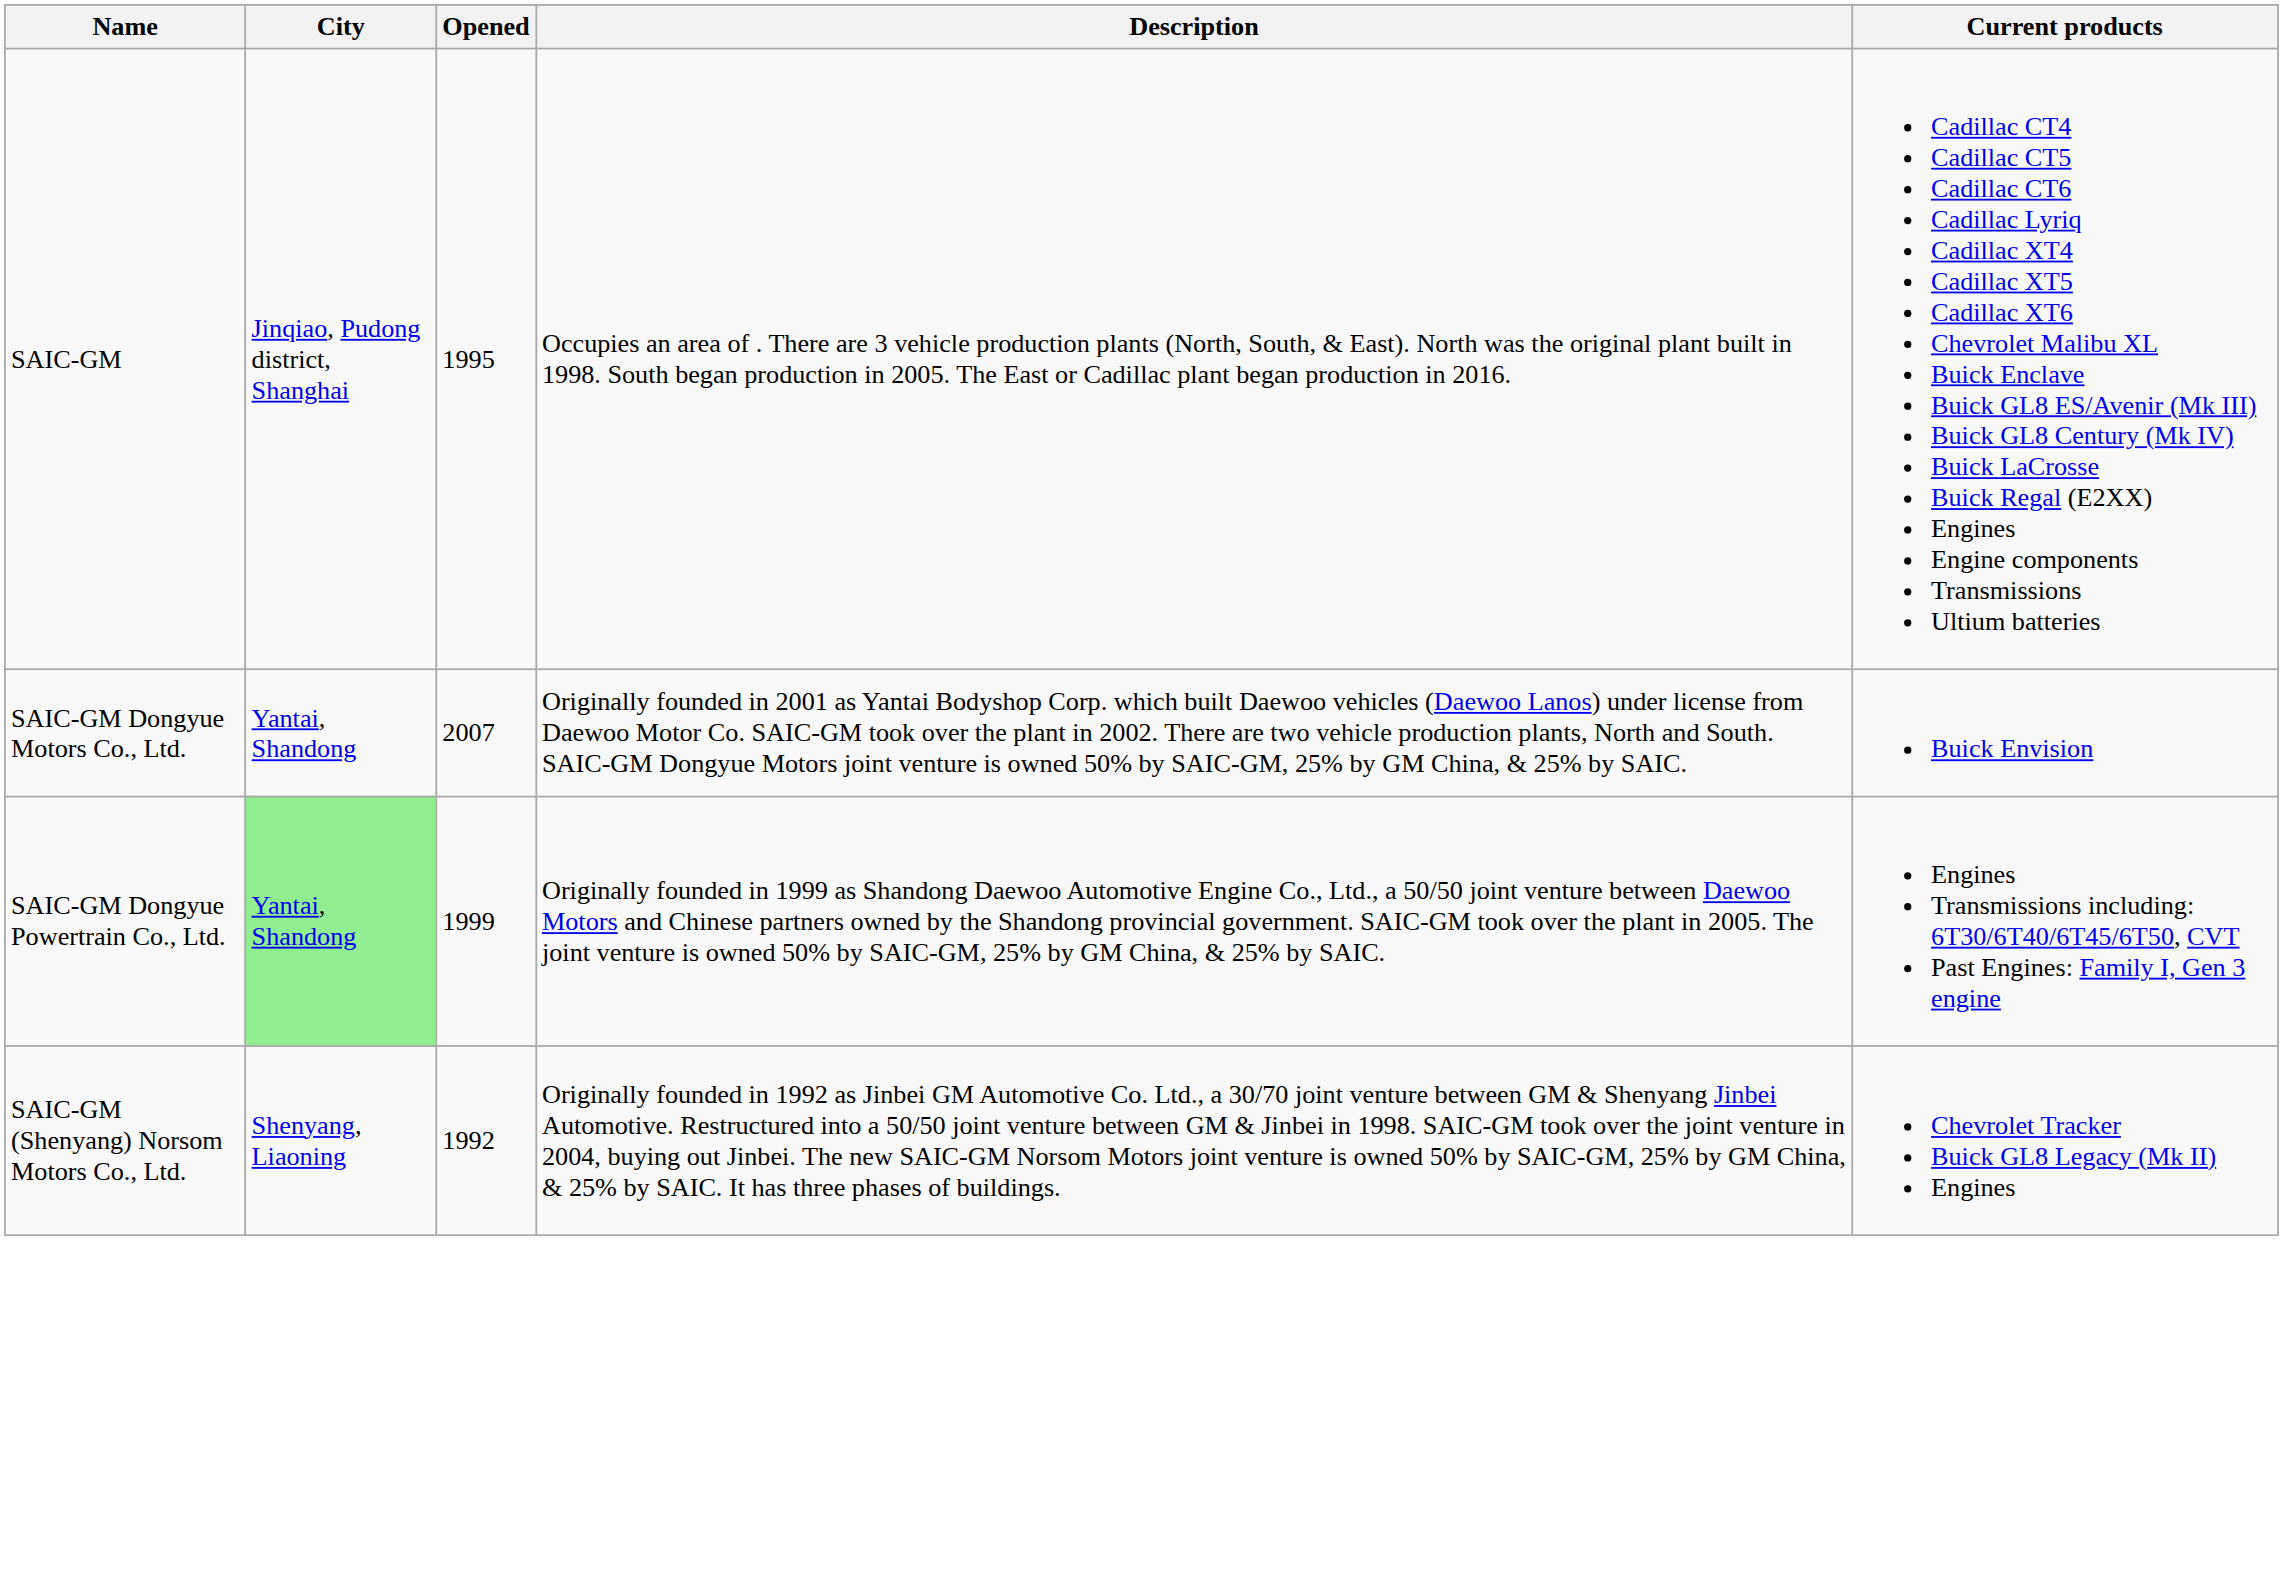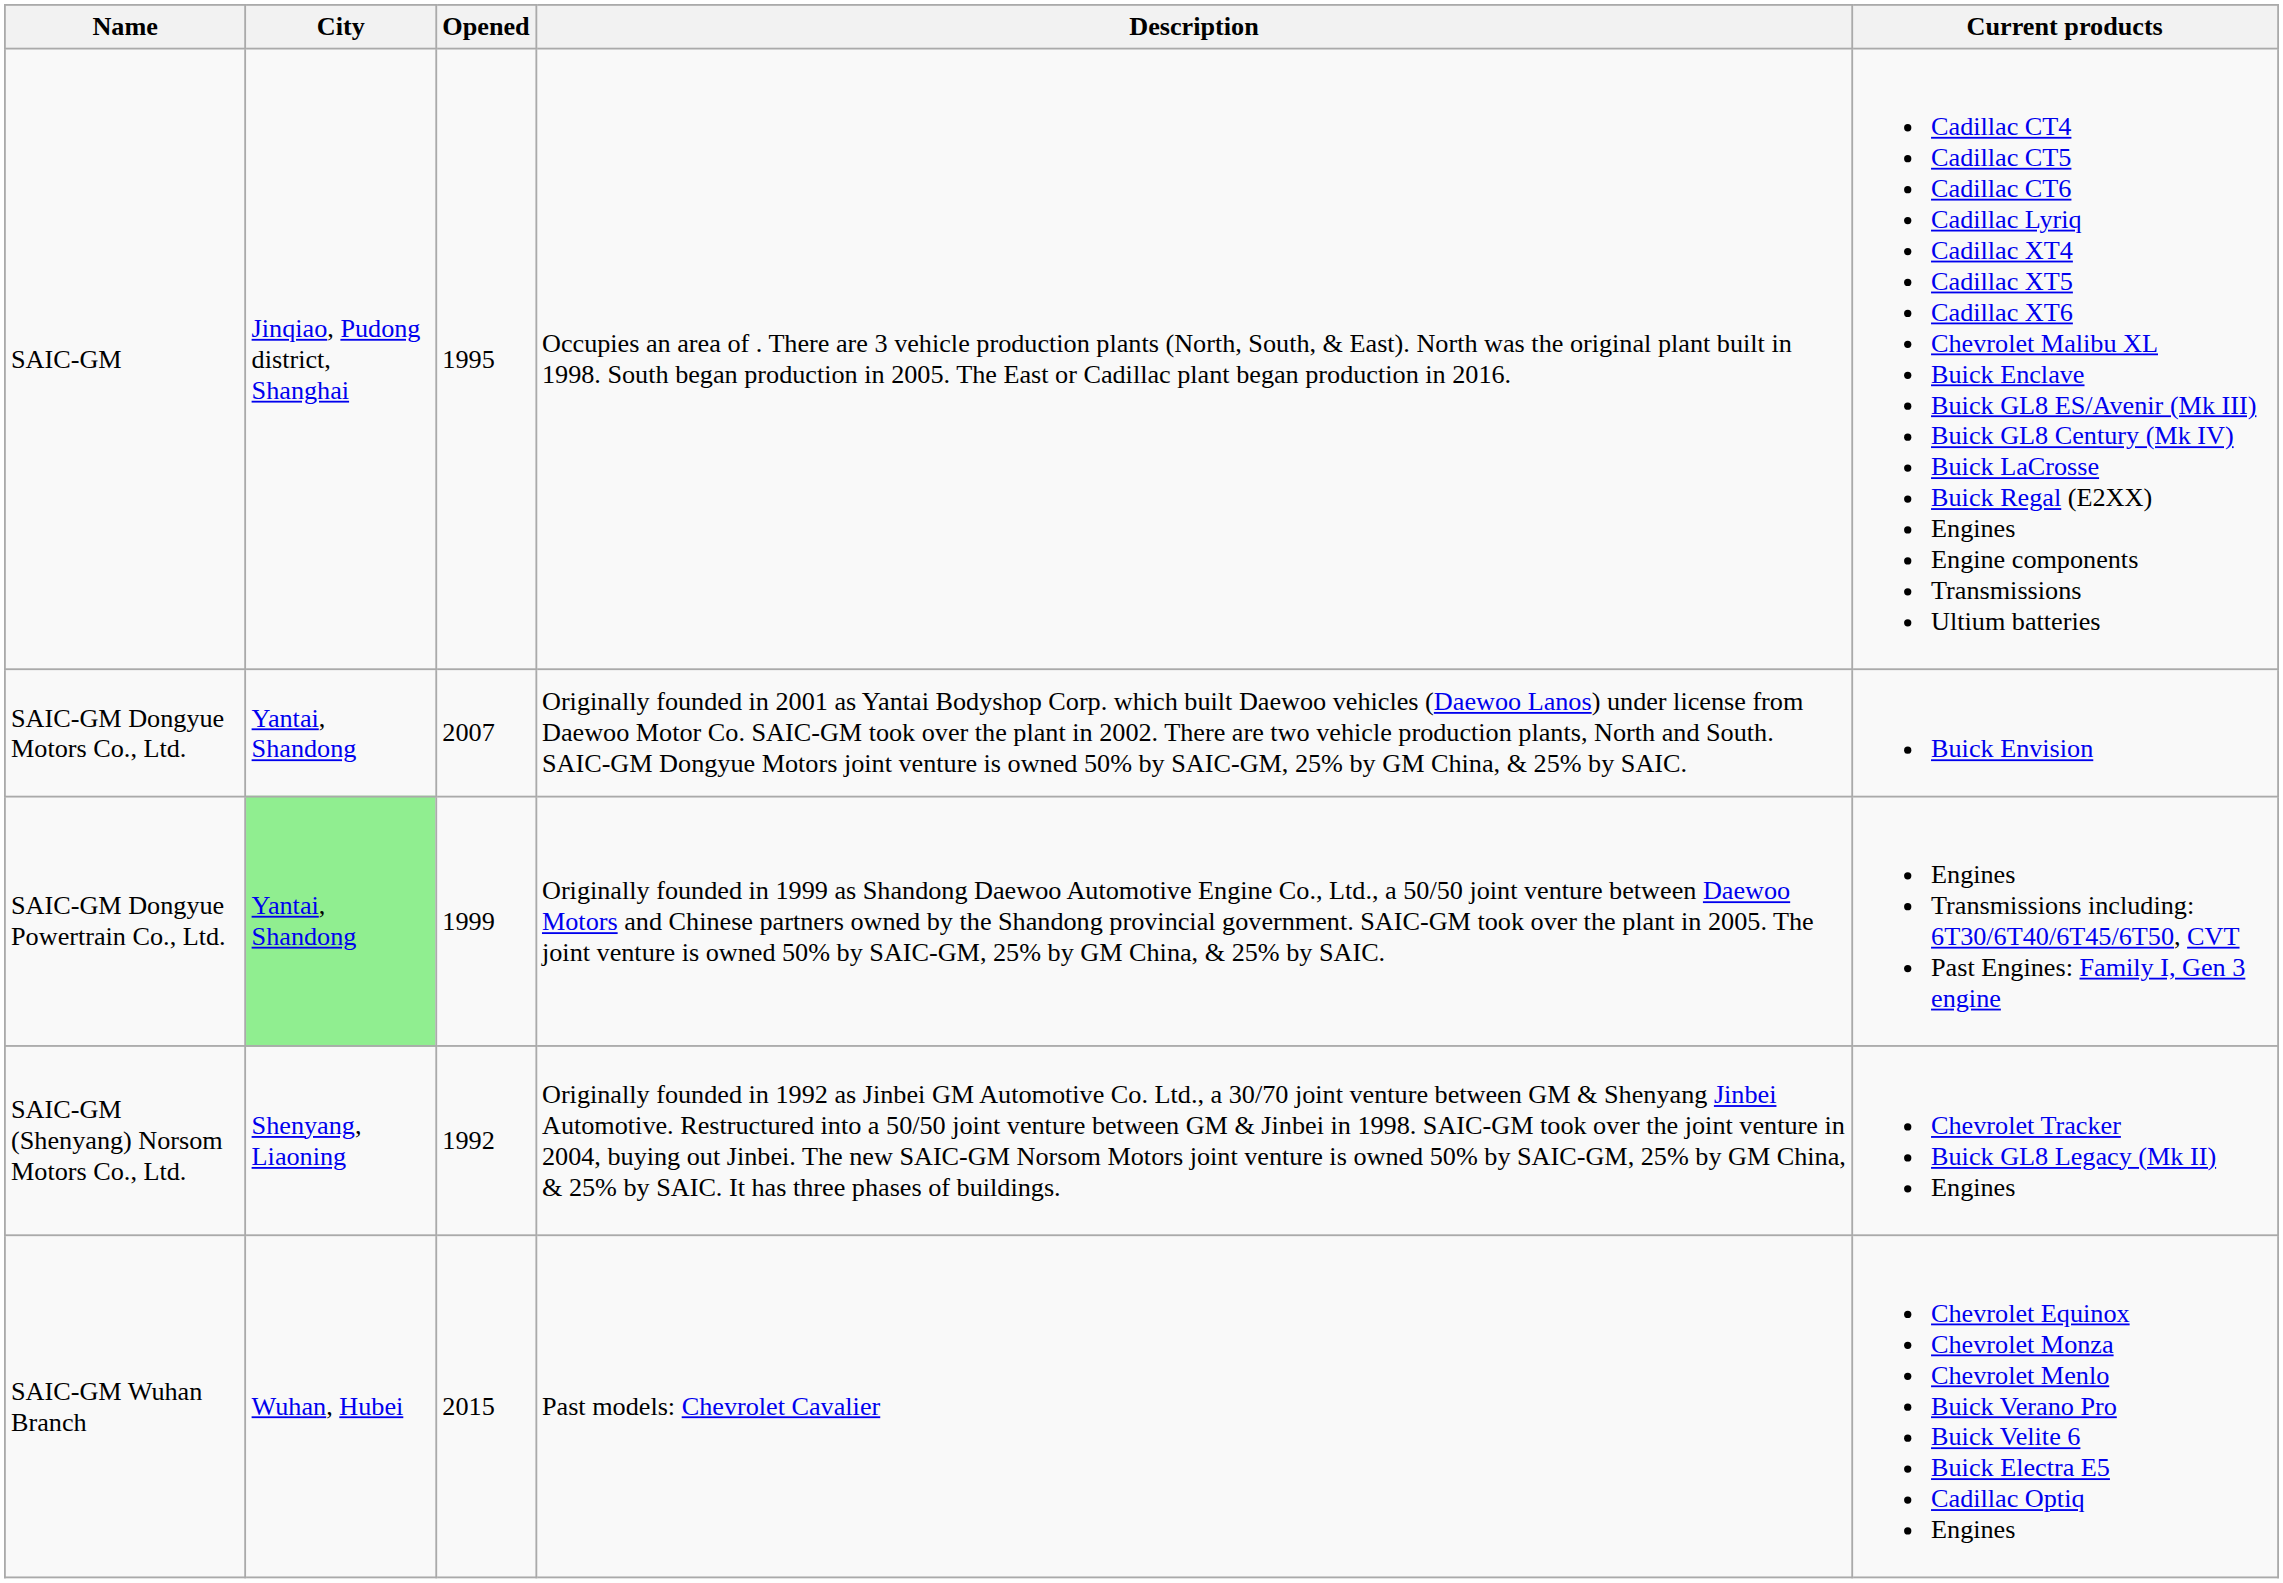+ row: (107, 1406)
